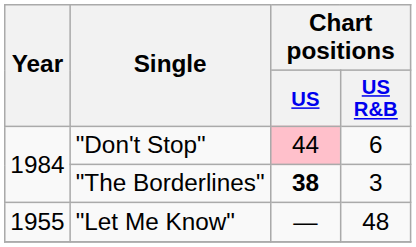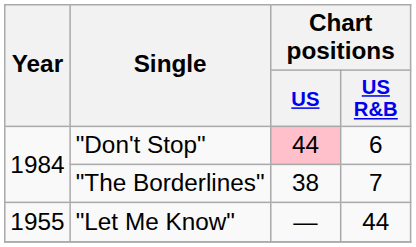(305, 183) bold -> (305, 183) normal
(376, 183) 3 -> (376, 183) 7
(376, 222) 48 -> (376, 222) 44
